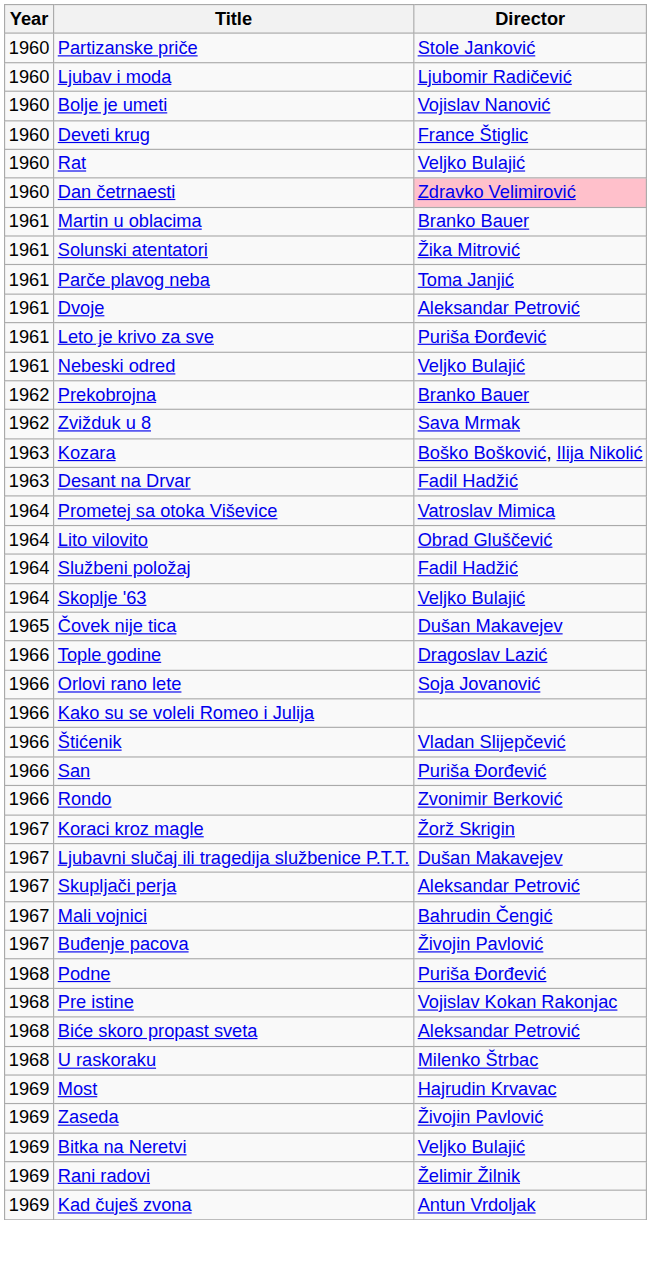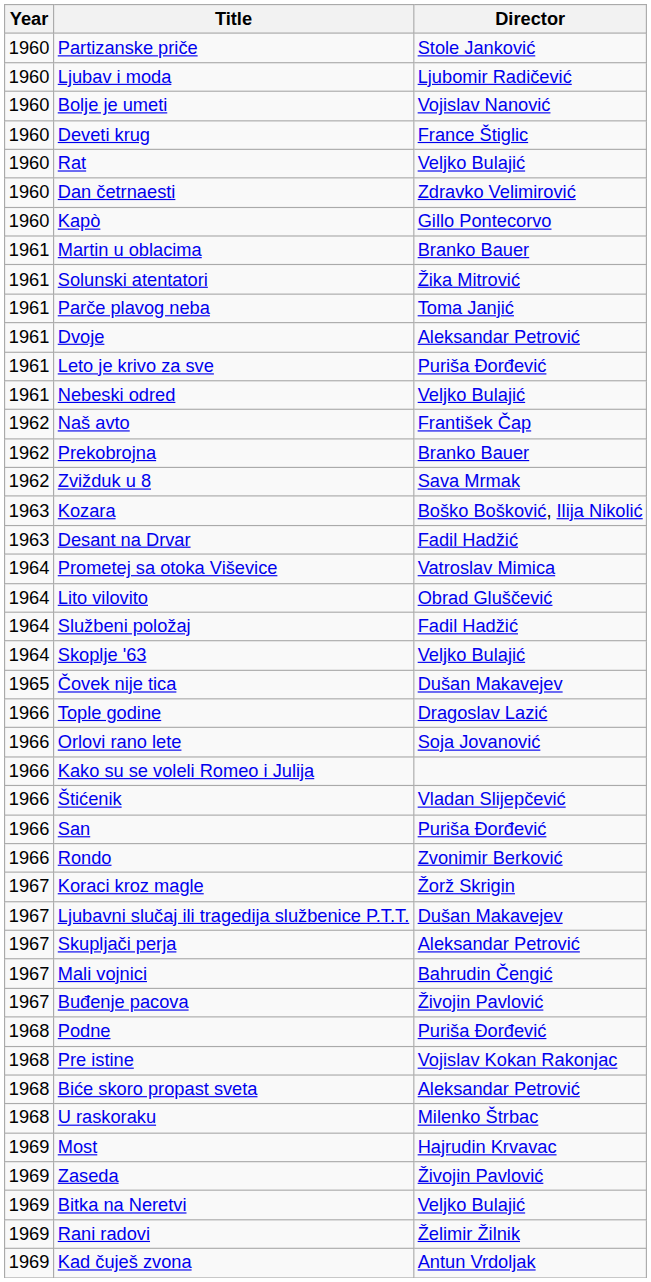(497, 192) pink background -> (497, 192) no background
+ row: (79, 221)
+ row: (94, 423)
